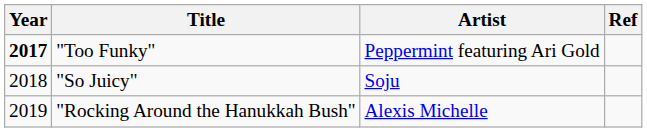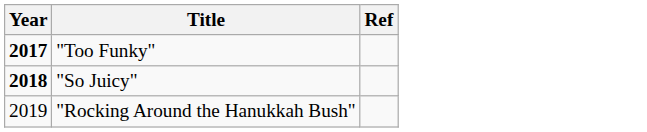- column: (482, 19)
(28, 80) normal -> (28, 80) bold
